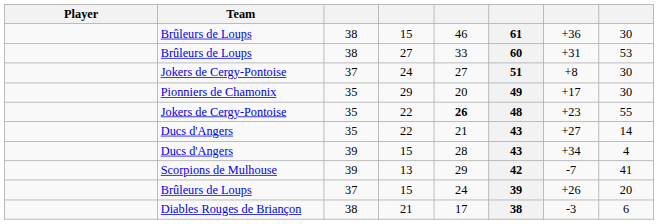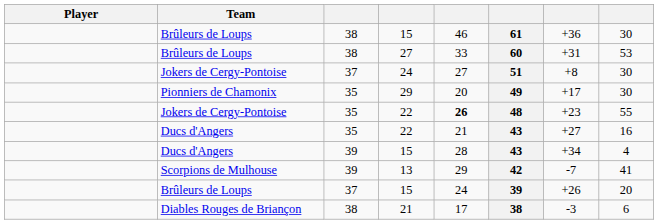(626, 131) 14 -> (626, 131) 16
